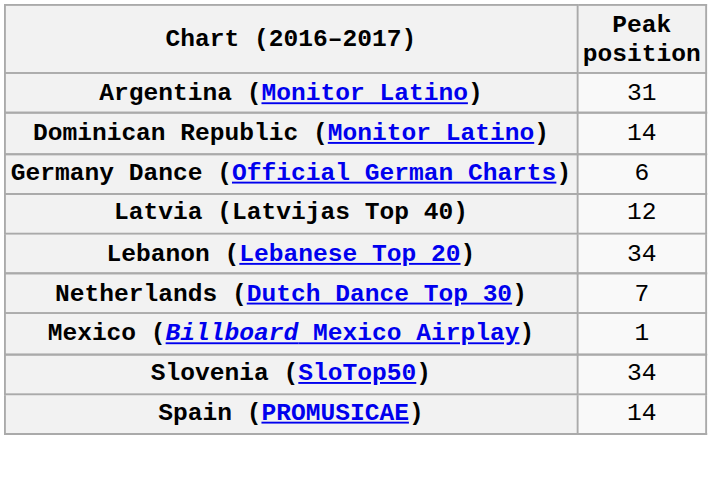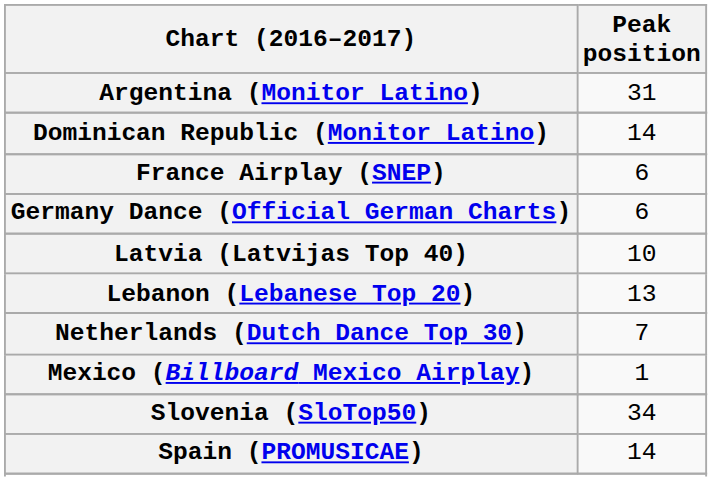+ row: (291, 173)
(642, 213) 12 -> (642, 254) 10
(642, 254) 34 -> (642, 294) 13
